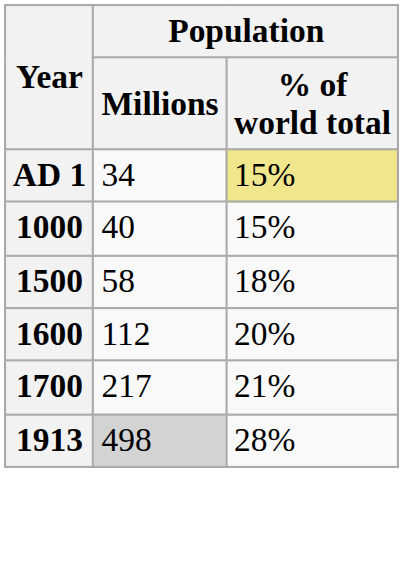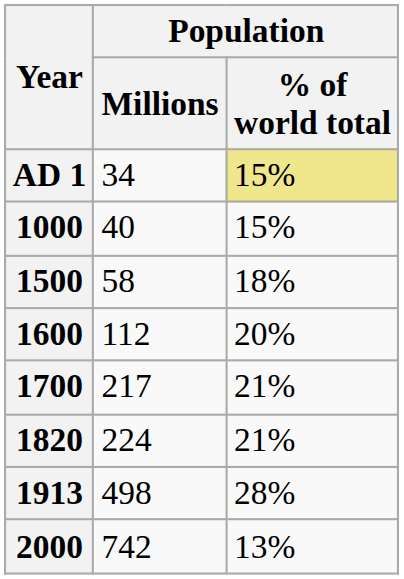+ row: (49, 439)
(127, 439) lightgrey background -> (127, 492) no background
+ row: (49, 545)
